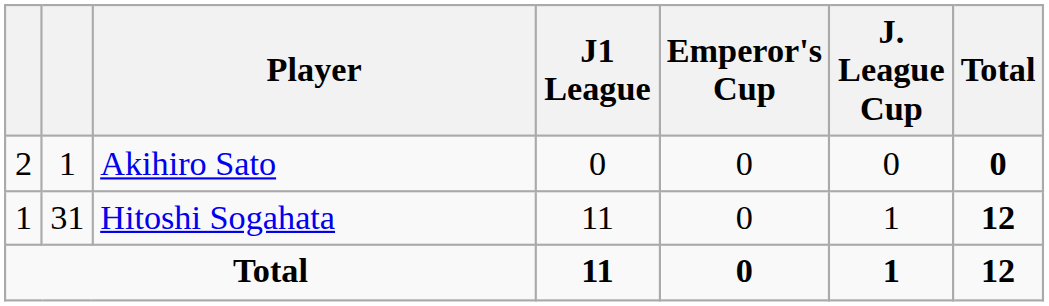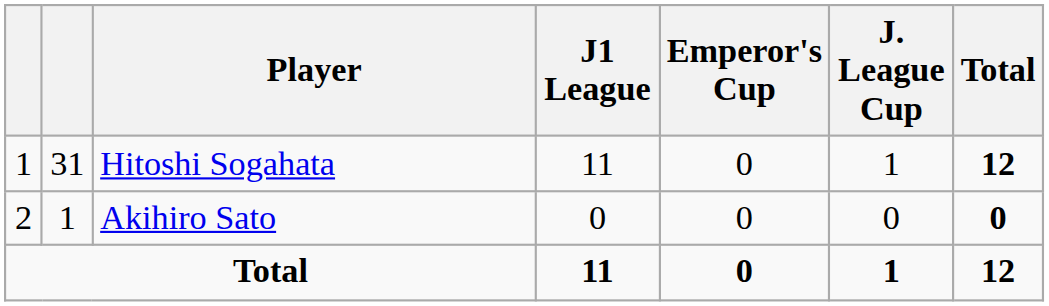rows swapped: (218, 217) <-> (188, 162)
